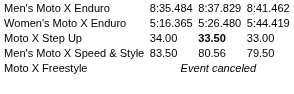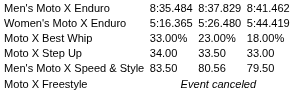+ row: (48, 38)
(212, 38) bold -> (212, 53) normal
